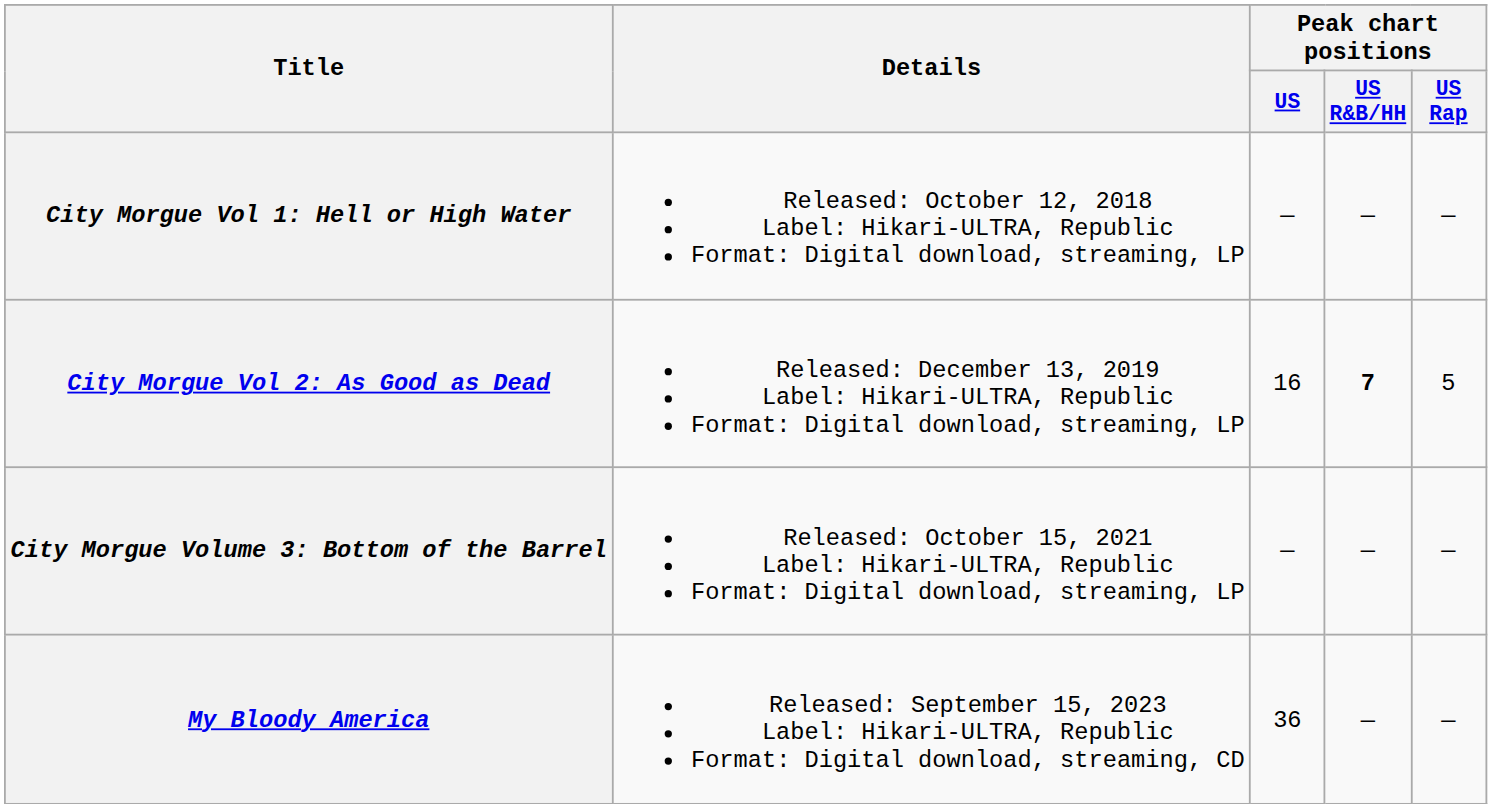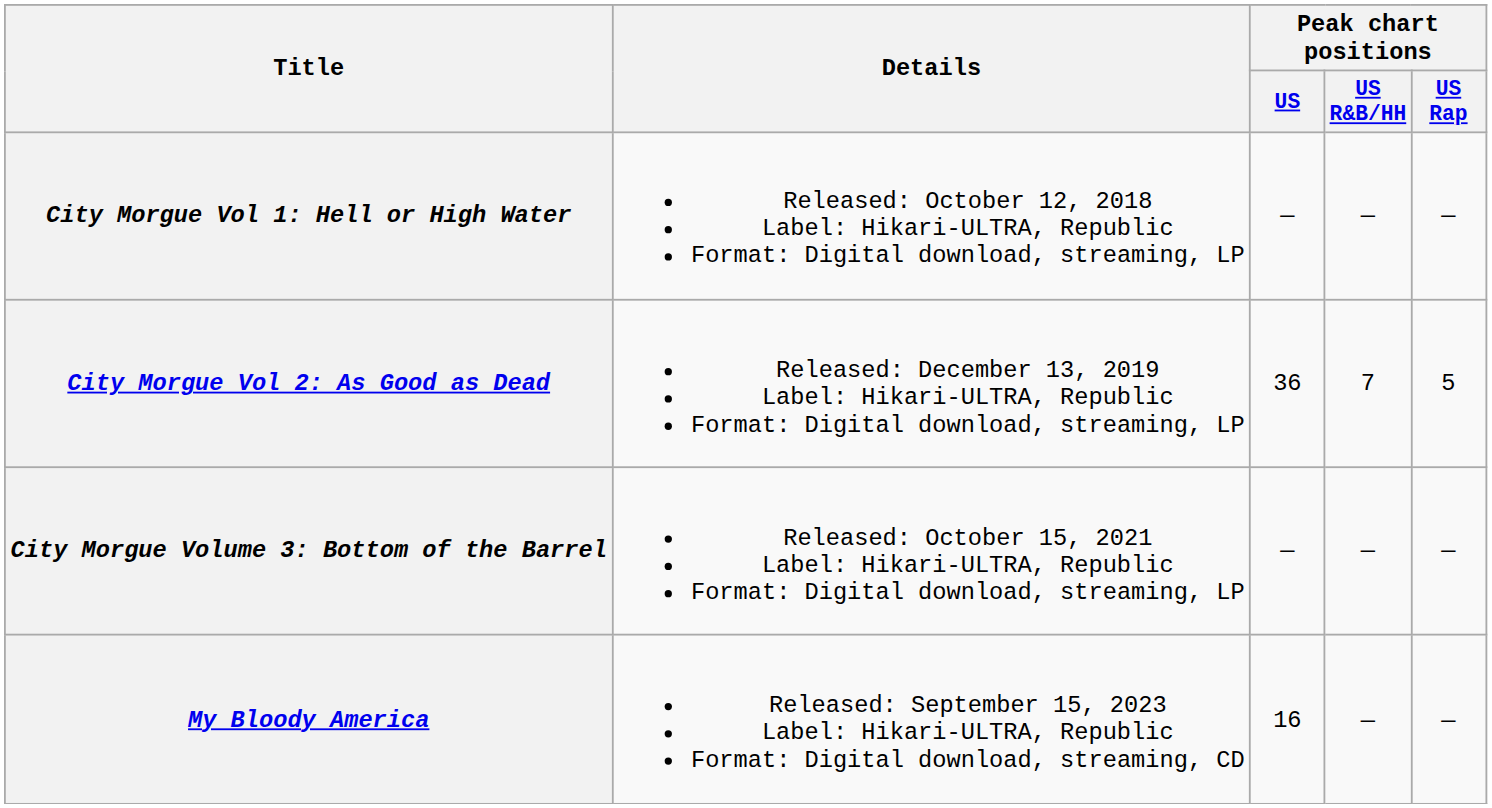(1287, 384) 16 -> (1287, 384) 36
(1368, 384) bold -> (1368, 384) normal
(1287, 719) 36 -> (1287, 719) 16
